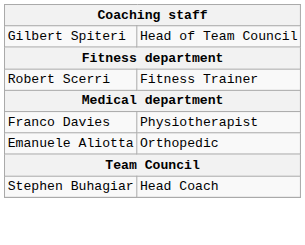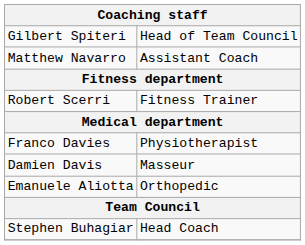+ row: (67, 58)
+ row: (55, 165)
